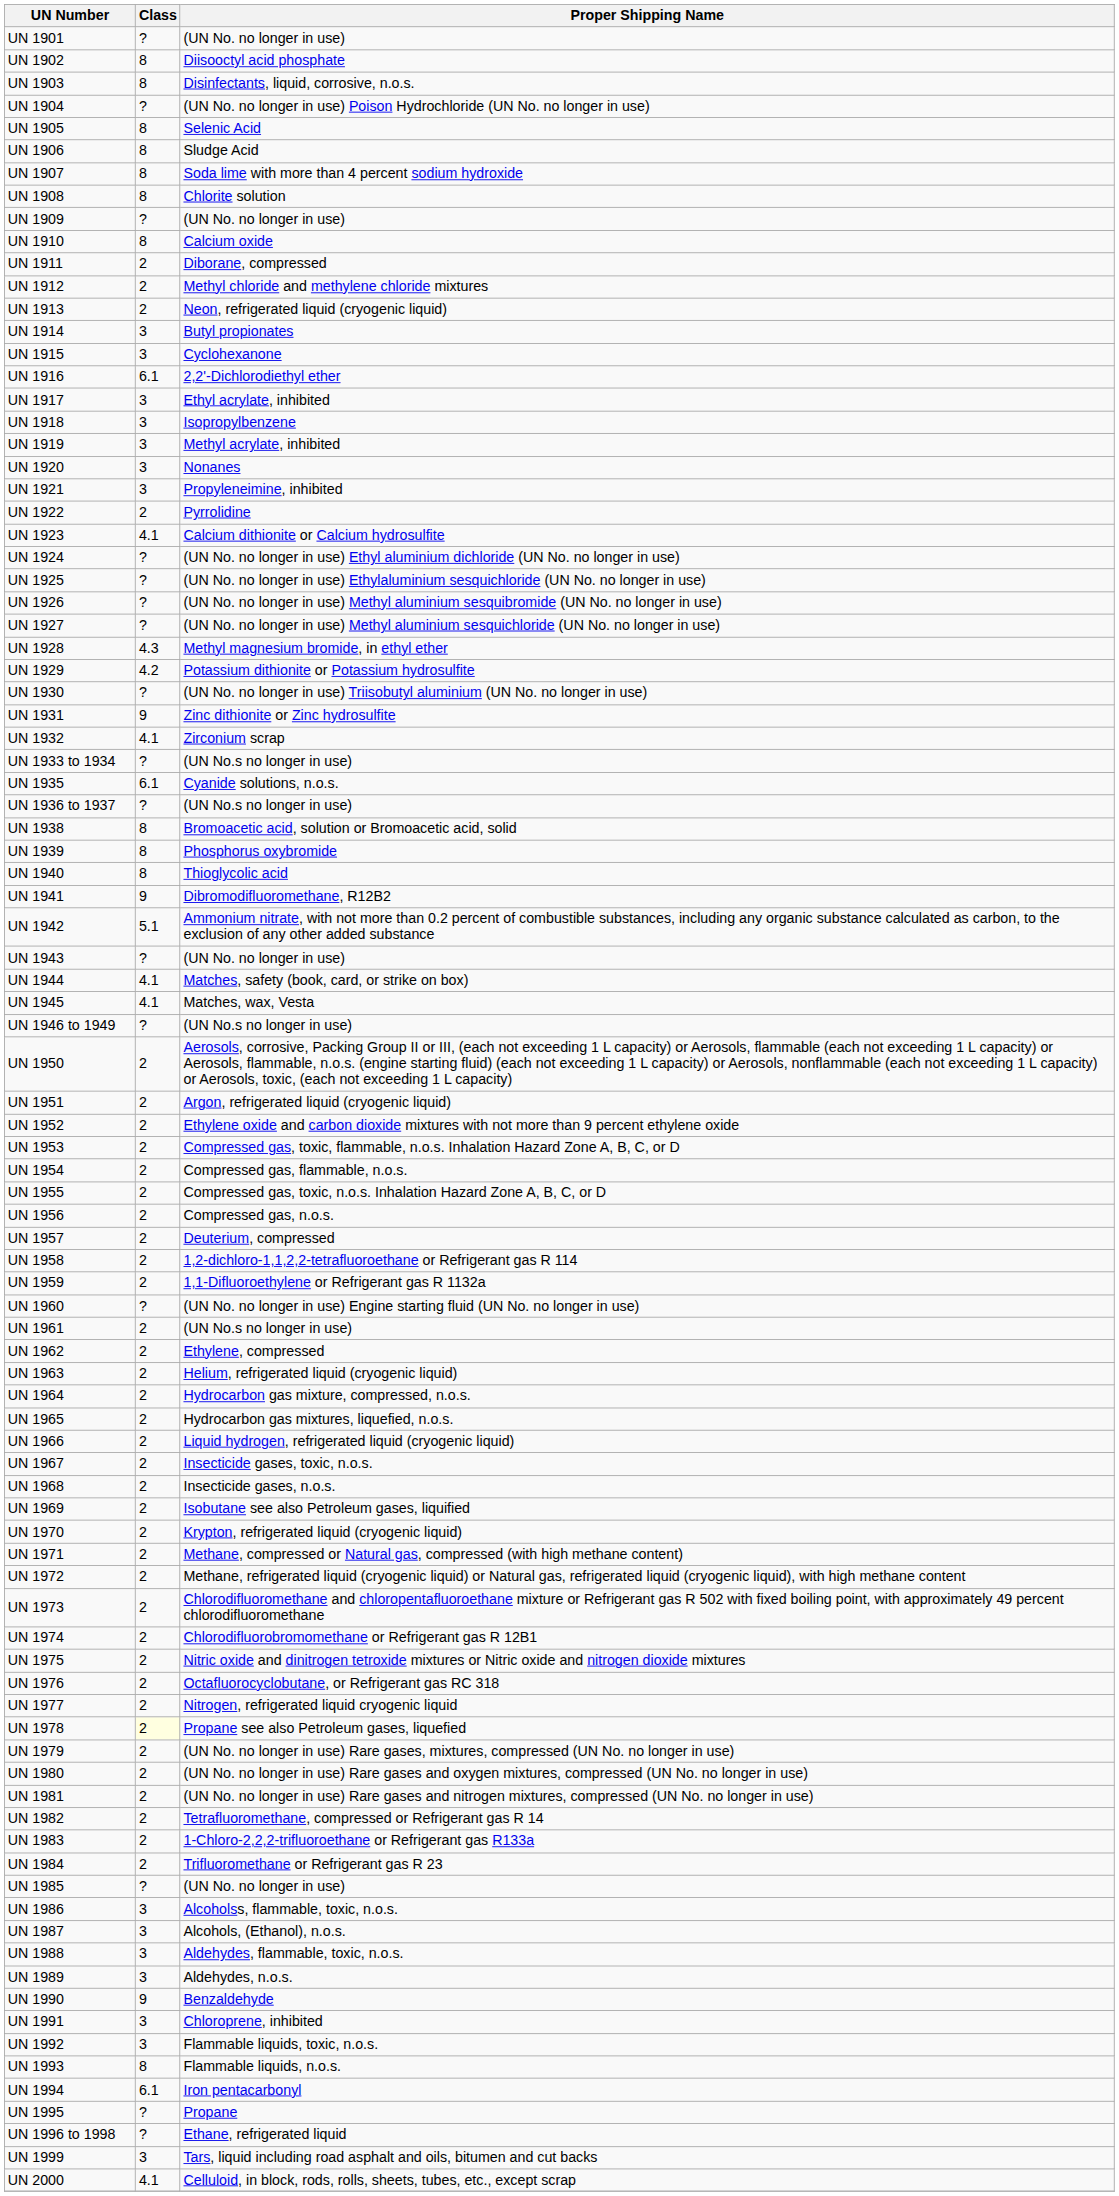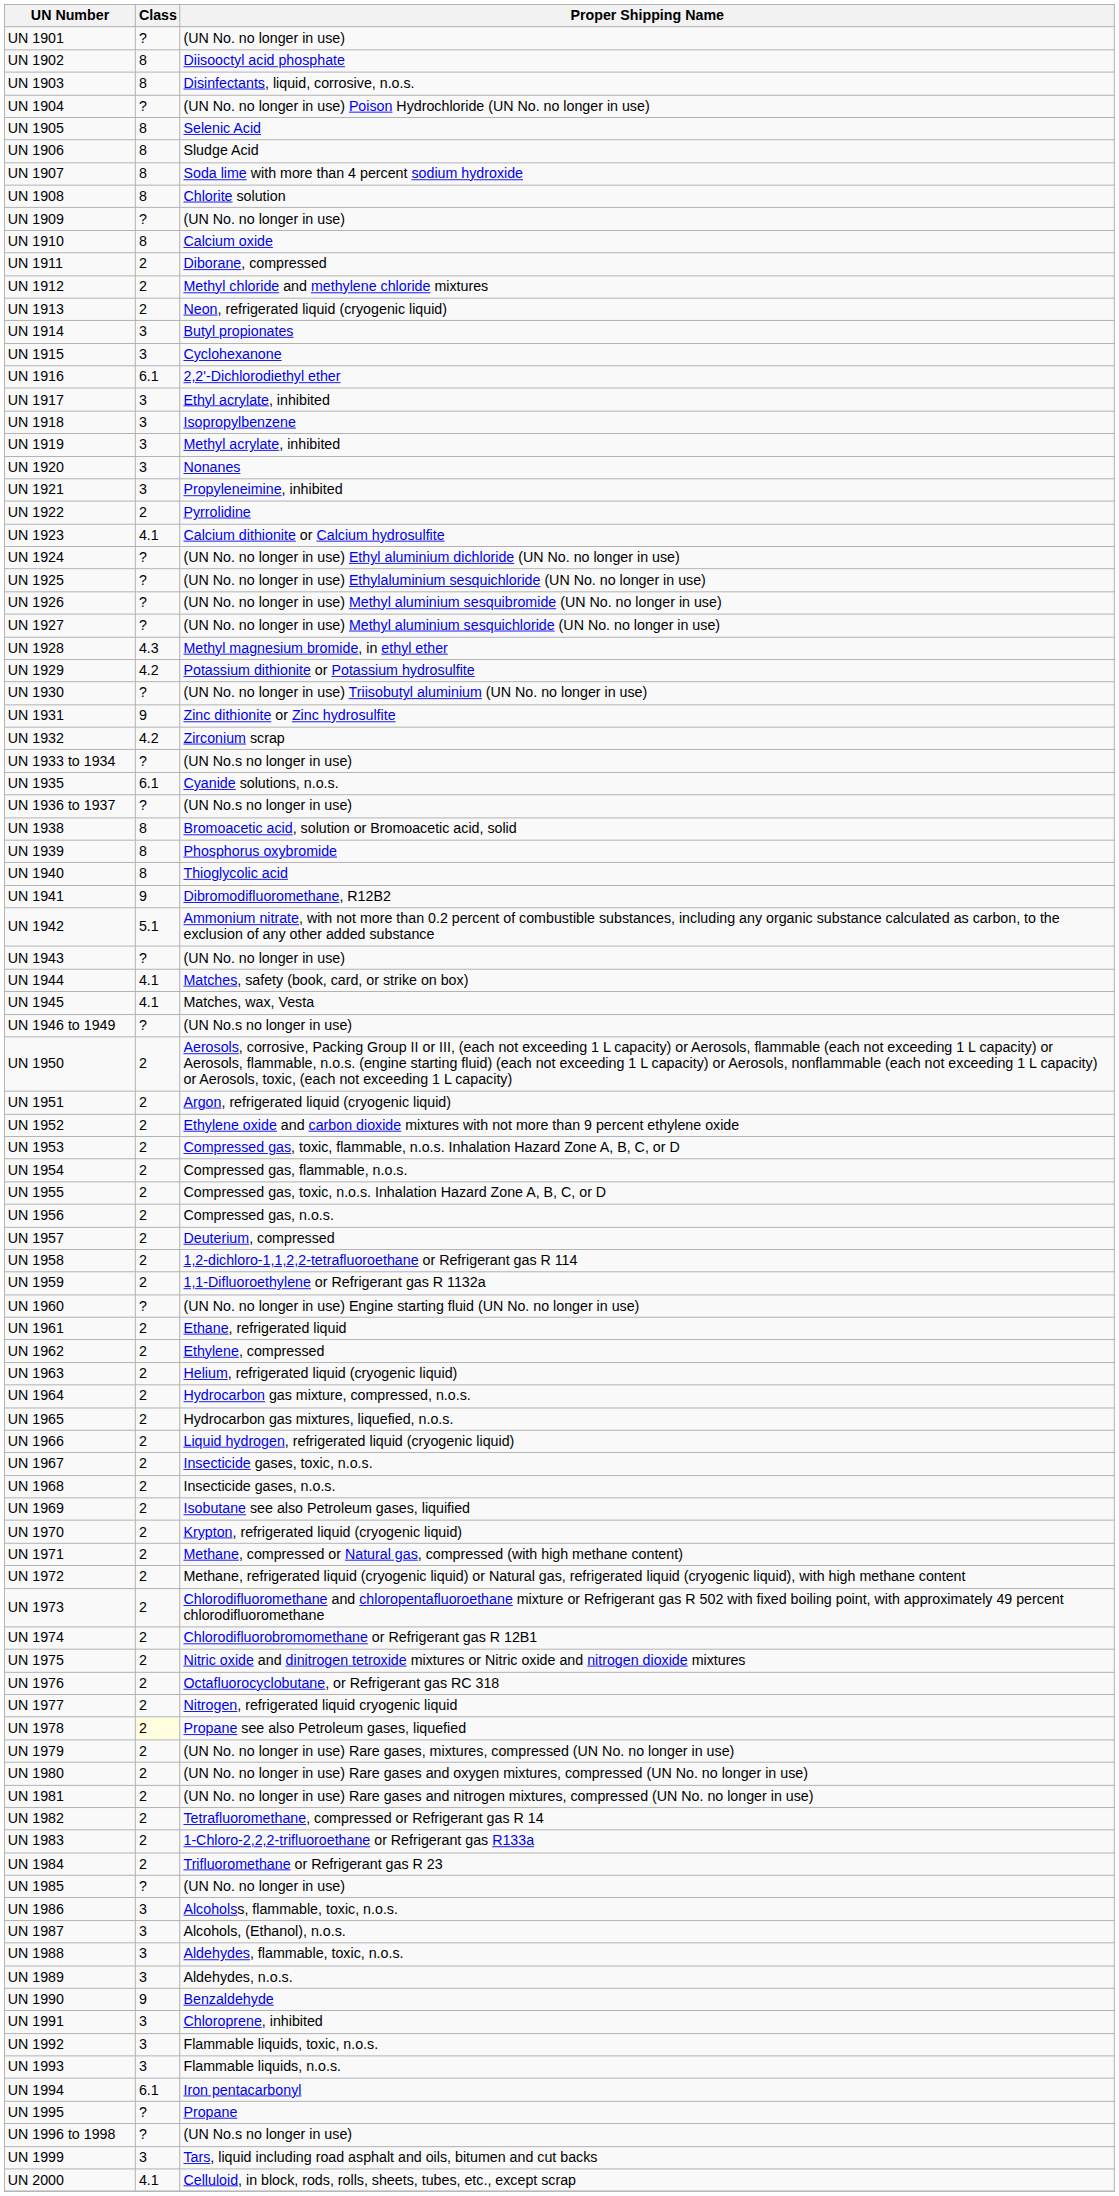(149, 738) 4.1 -> (149, 738) 4.2
(268, 1328) (UN No.s no longer in use) -> (265, 1328) Ethane, refrigerated liquid
(143, 2067) 8 -> (143, 2067) 3
(265, 2134) Ethane, refrigerated liquid -> (268, 2134) (UN No.s no longer in use)
